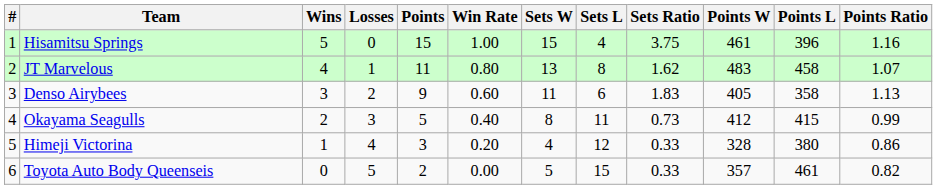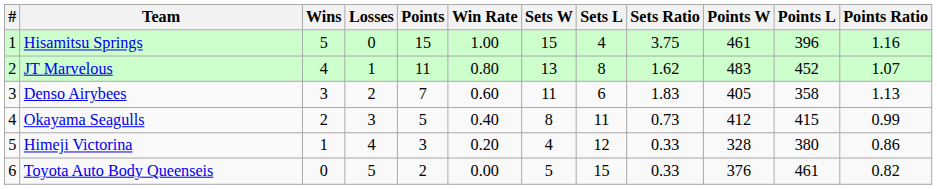(807, 68) 458 -> (807, 68) 452
(423, 94) 9 -> (423, 94) 7
(739, 171) 357 -> (739, 171) 376
